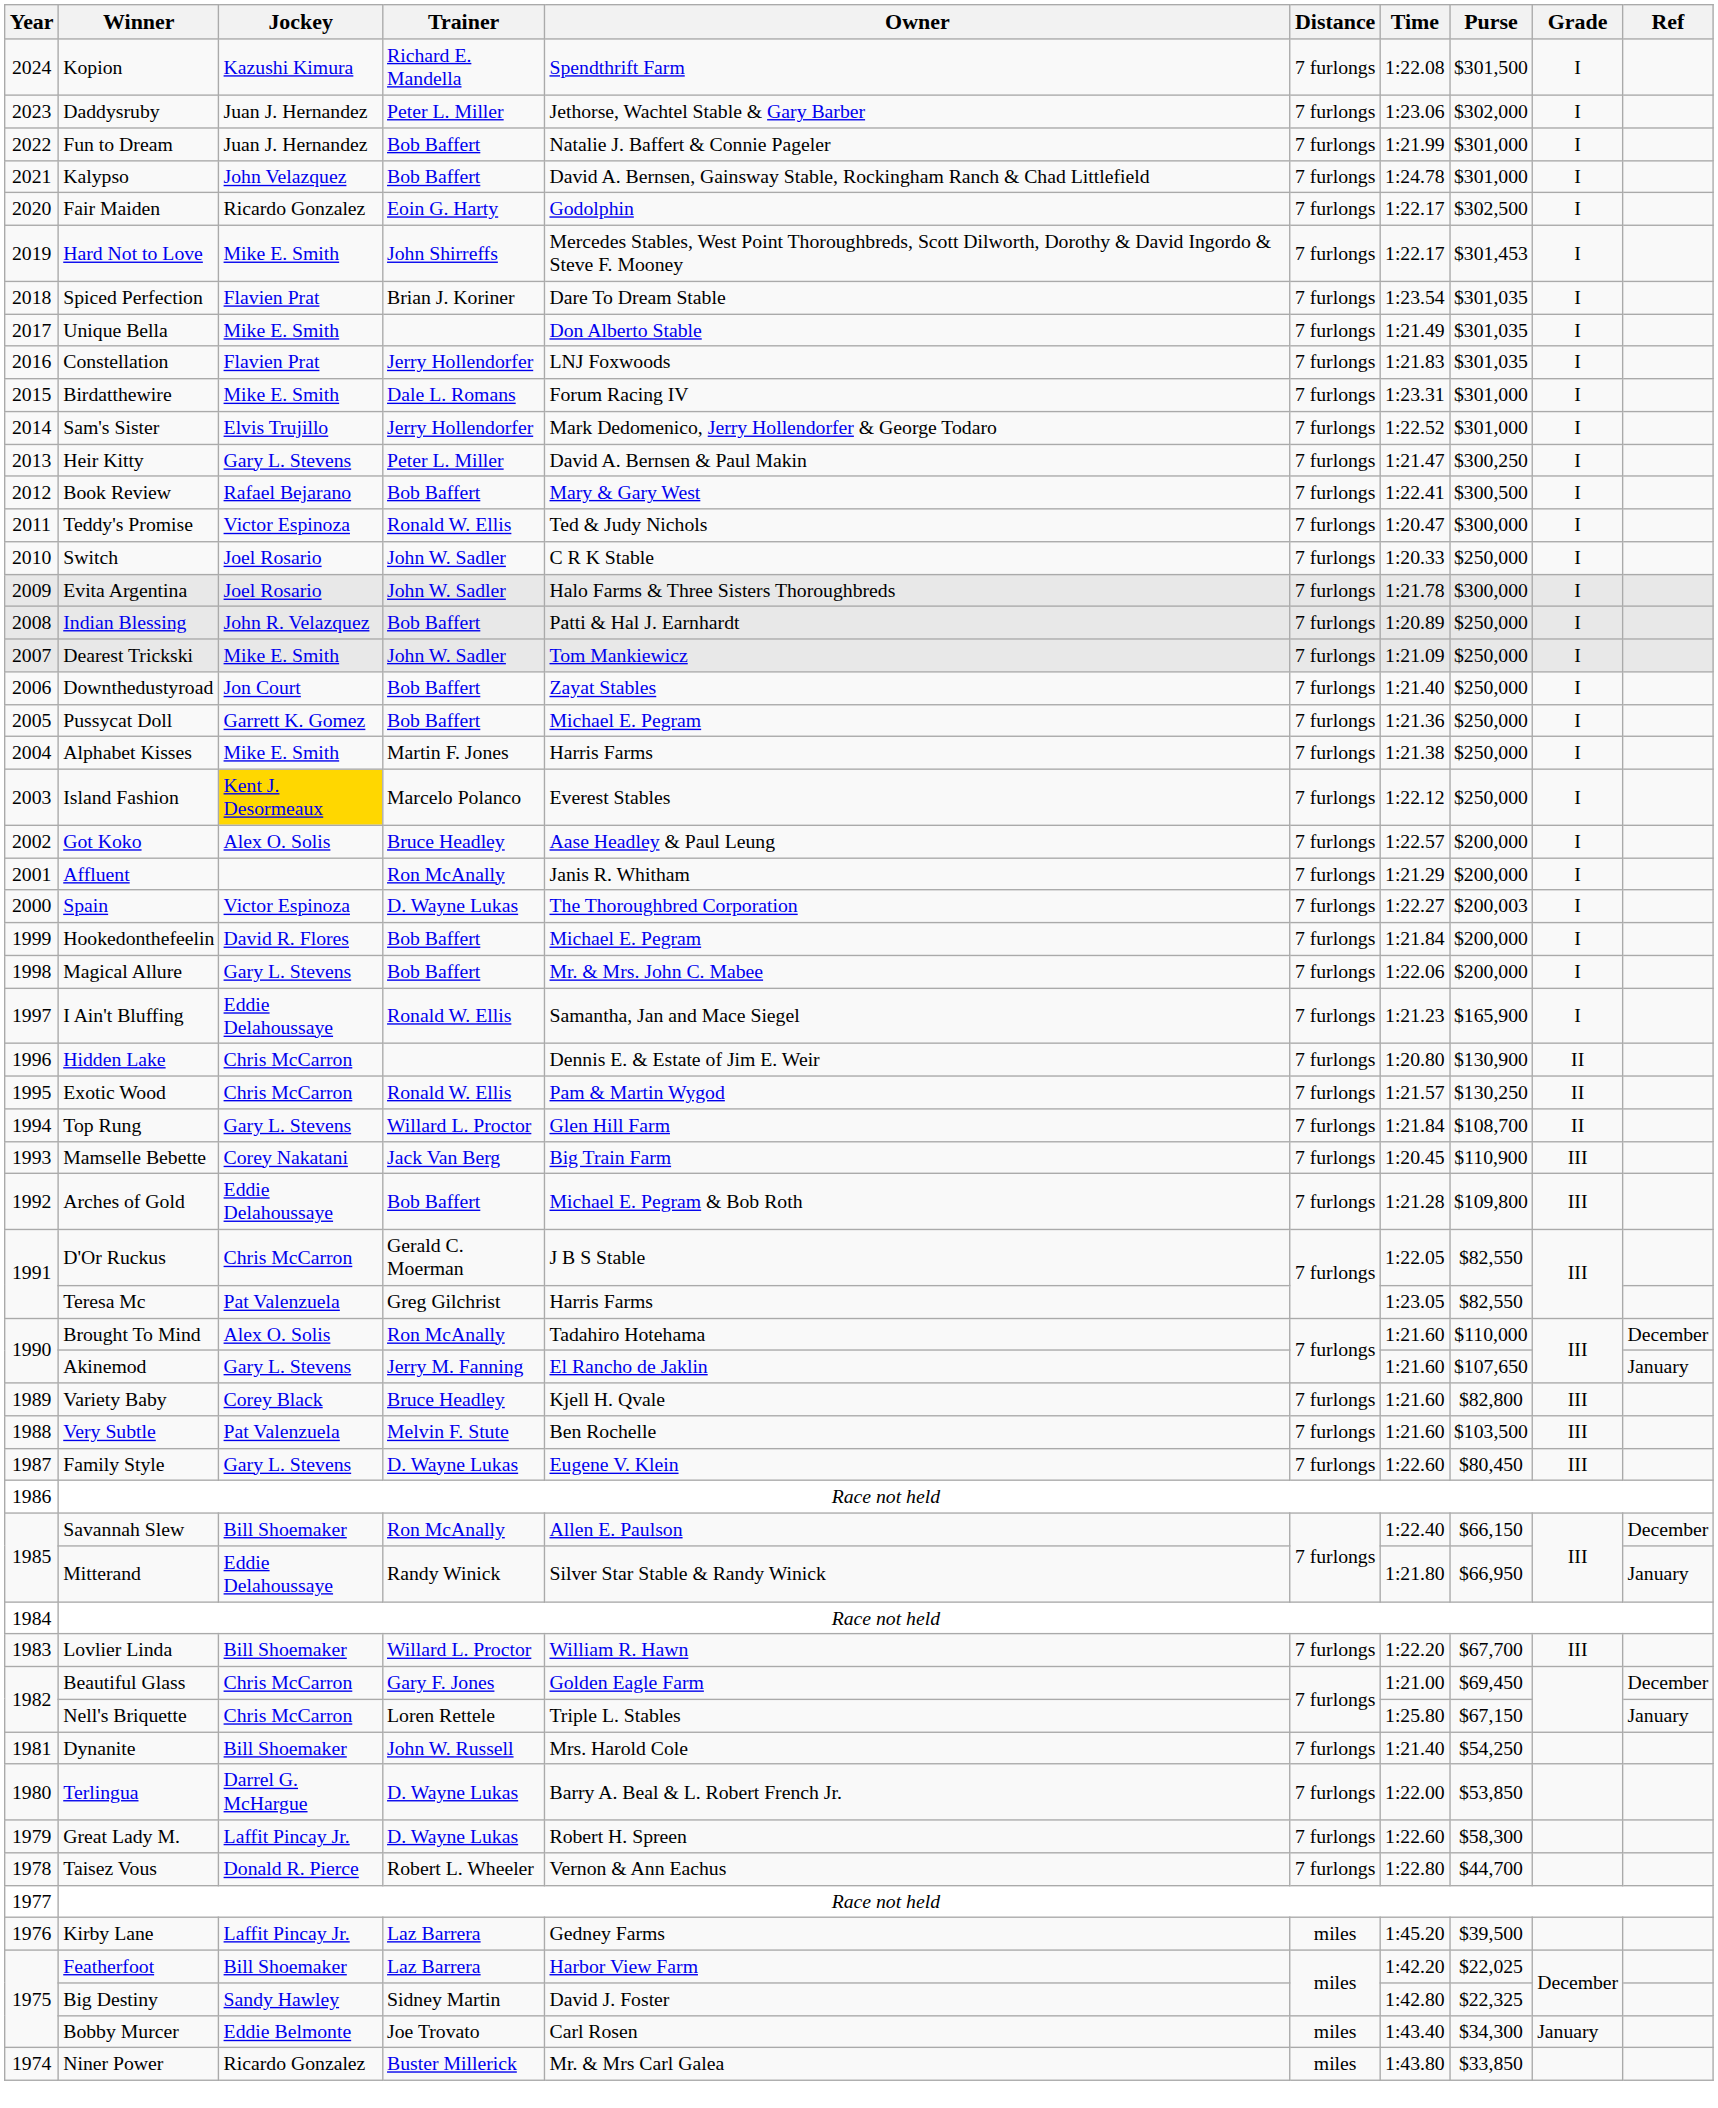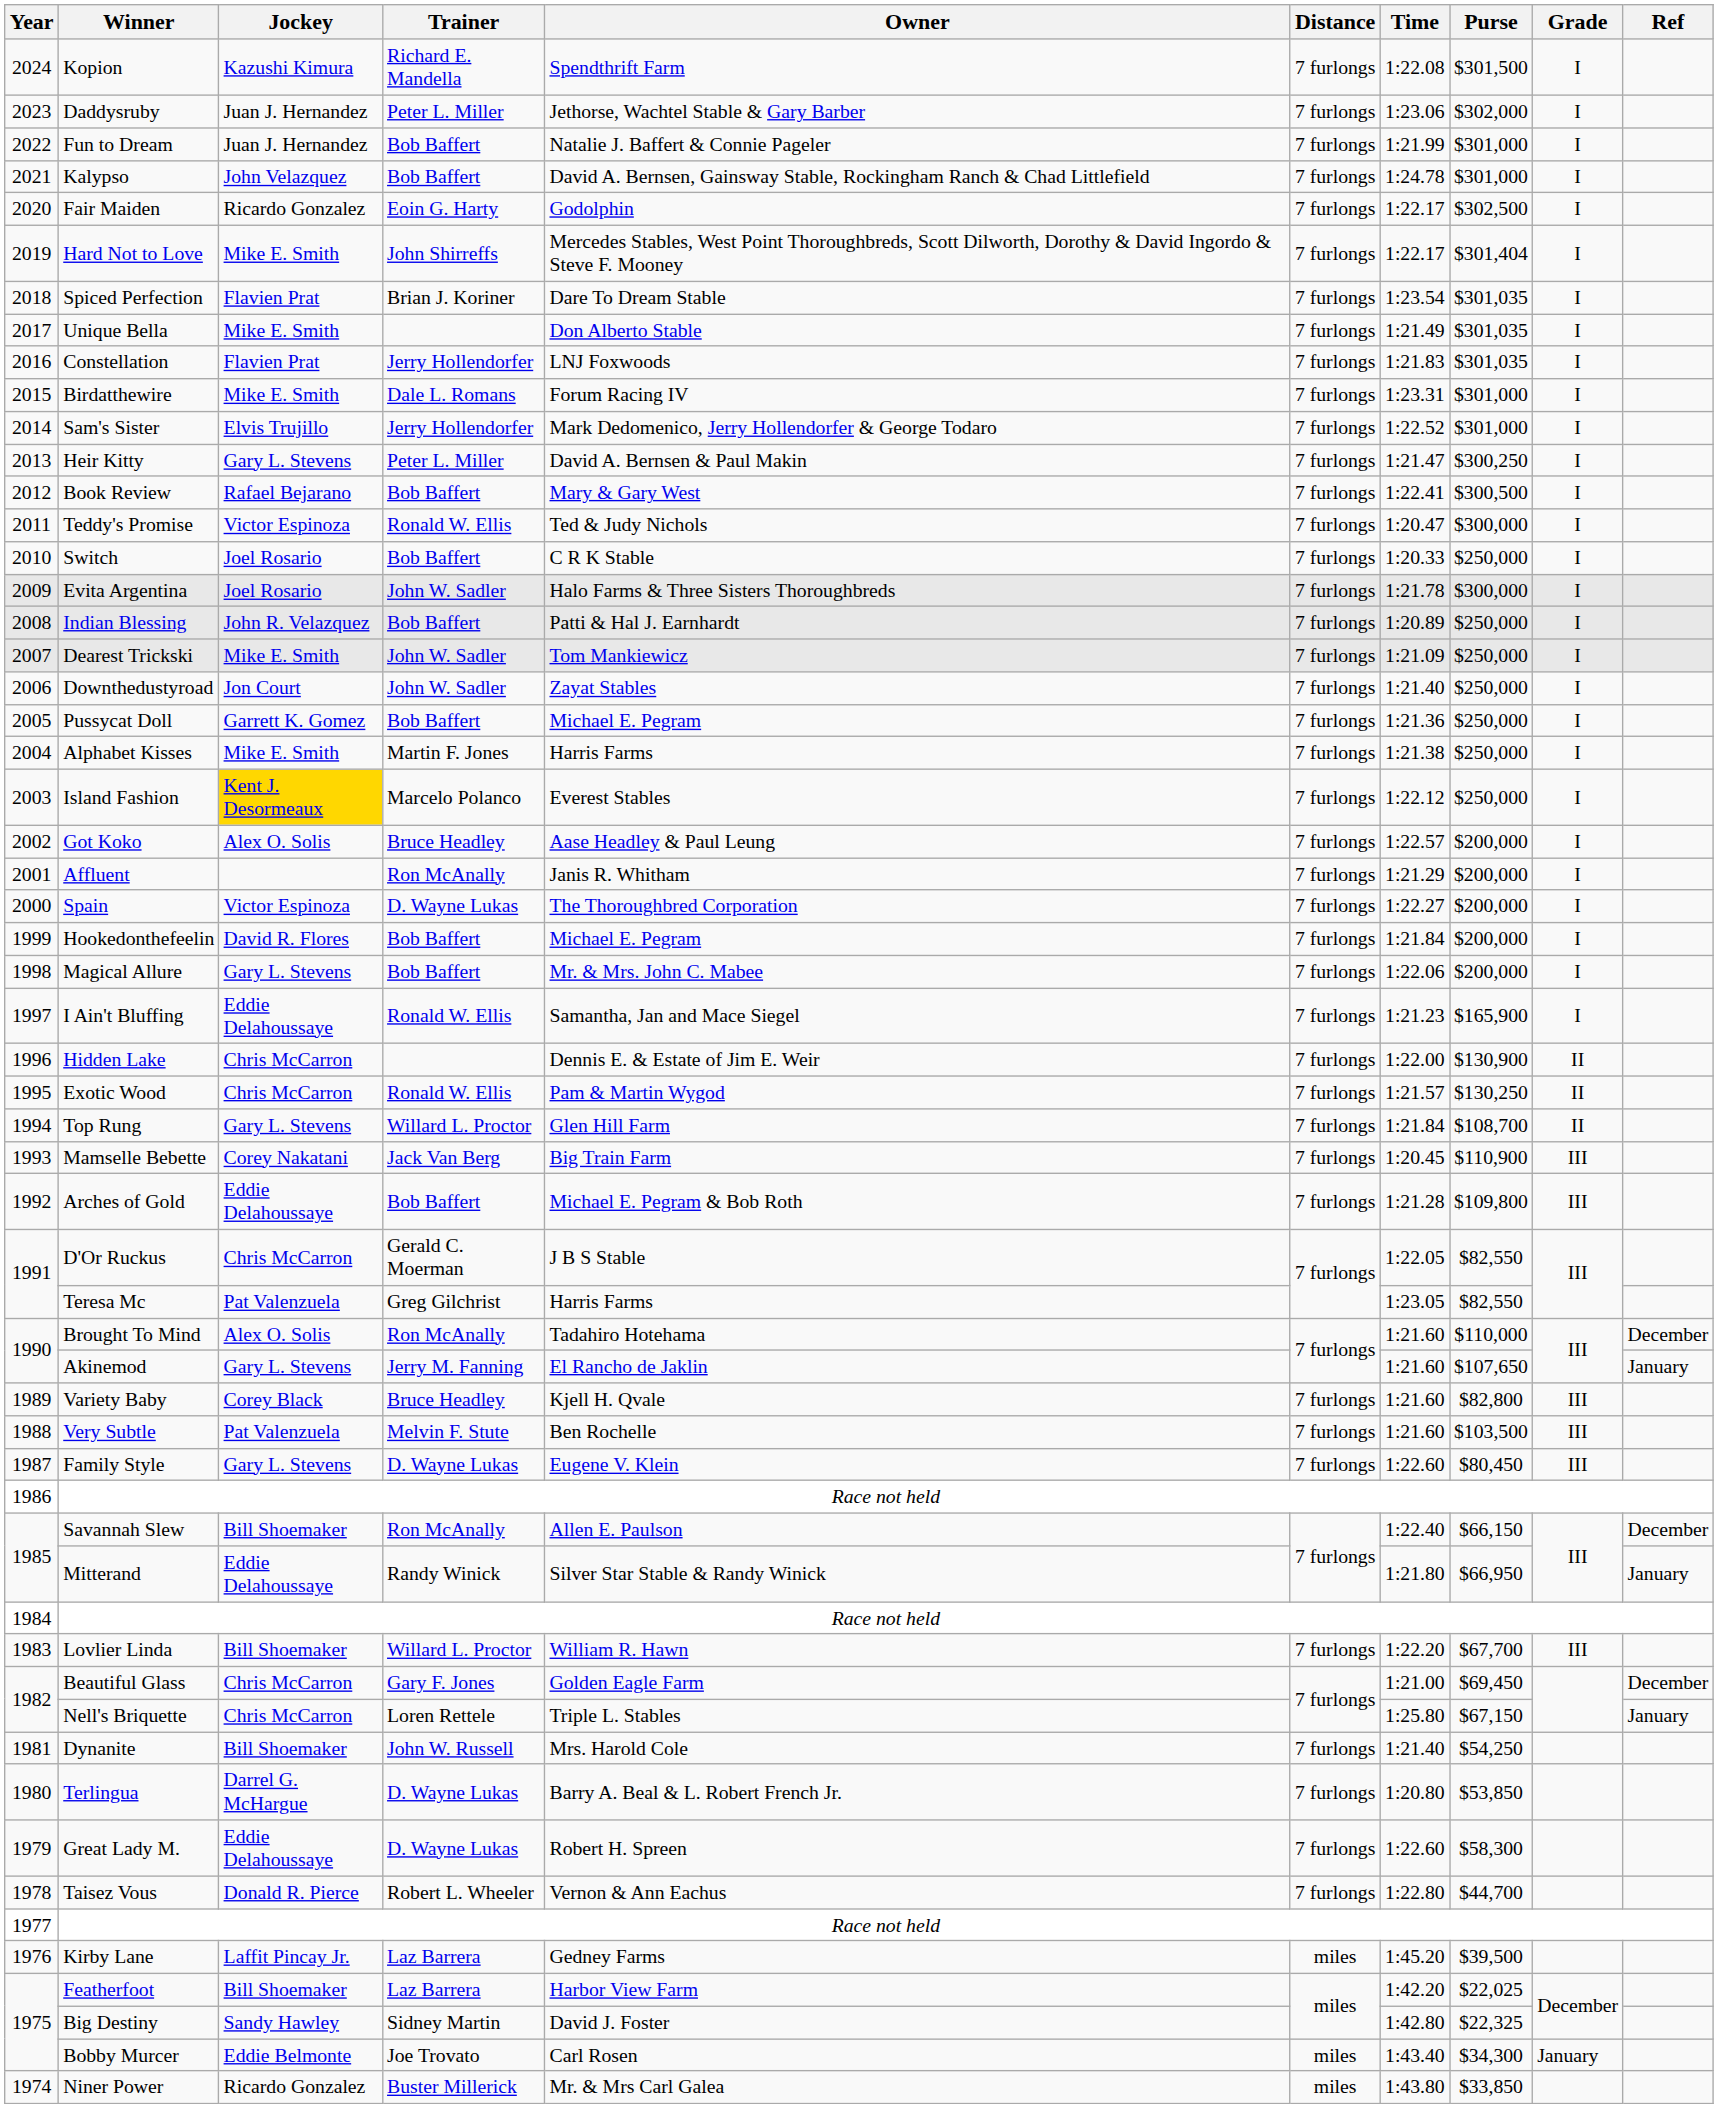(1491, 253) $301,453 -> (1491, 253) $301,404
(446, 557) John W. Sadler -> (434, 557) Bob Baffert
(434, 687) Bob Baffert -> (446, 687) John W. Sadler
(1491, 906) $200,003 -> (1491, 906) $200,000
(1415, 1059) 1:20.80 -> (1415, 1059) 1:22.00
(1415, 1792) 1:22.00 -> (1415, 1792) 1:20.80
(287, 1836) Laffit Pincay Jr. -> (278, 1847) Eddie Delahoussaye
